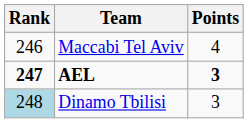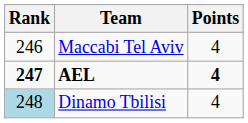(216, 74) 3 -> (216, 74) 4
(216, 103) 3 -> (216, 103) 4
